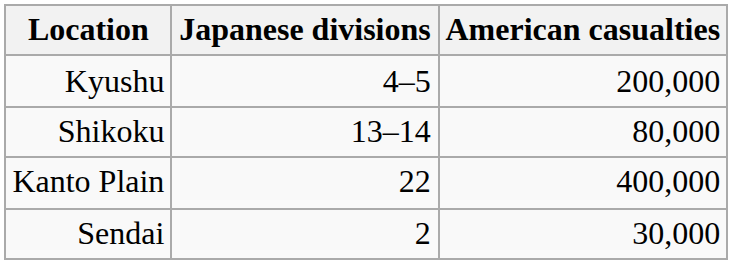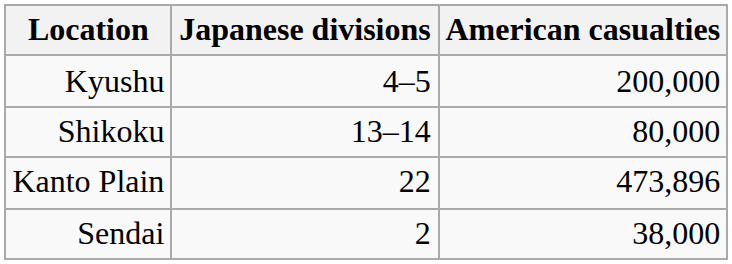(668, 182) 400,000 -> (668, 182) 473,896
(676, 232) 30,000 -> (676, 232) 38,000
